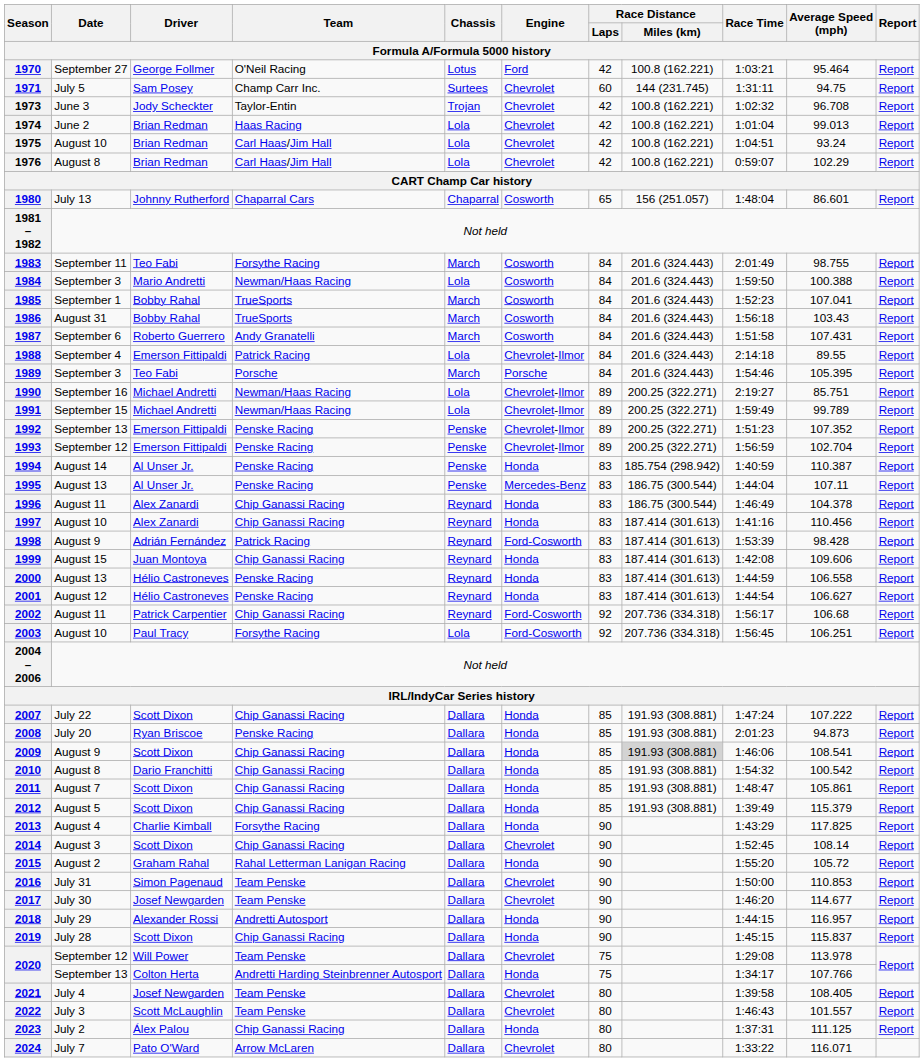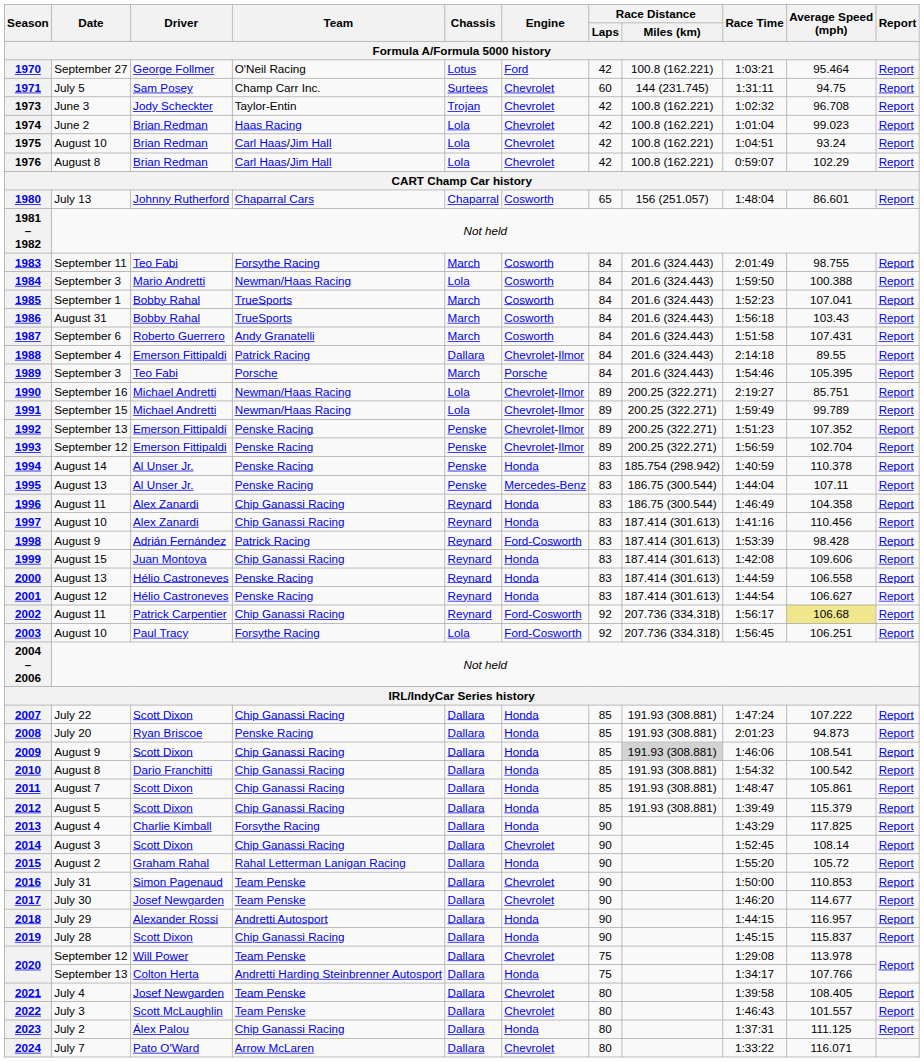(831, 125) 99.013 -> (831, 125) 99.023
(459, 355) Lola -> (466, 355) Dallara
(831, 466) 110.387 -> (831, 466) 110.378
(831, 503) 104.378 -> (831, 503) 104.358
(831, 614) no background -> (831, 614) khaki background
